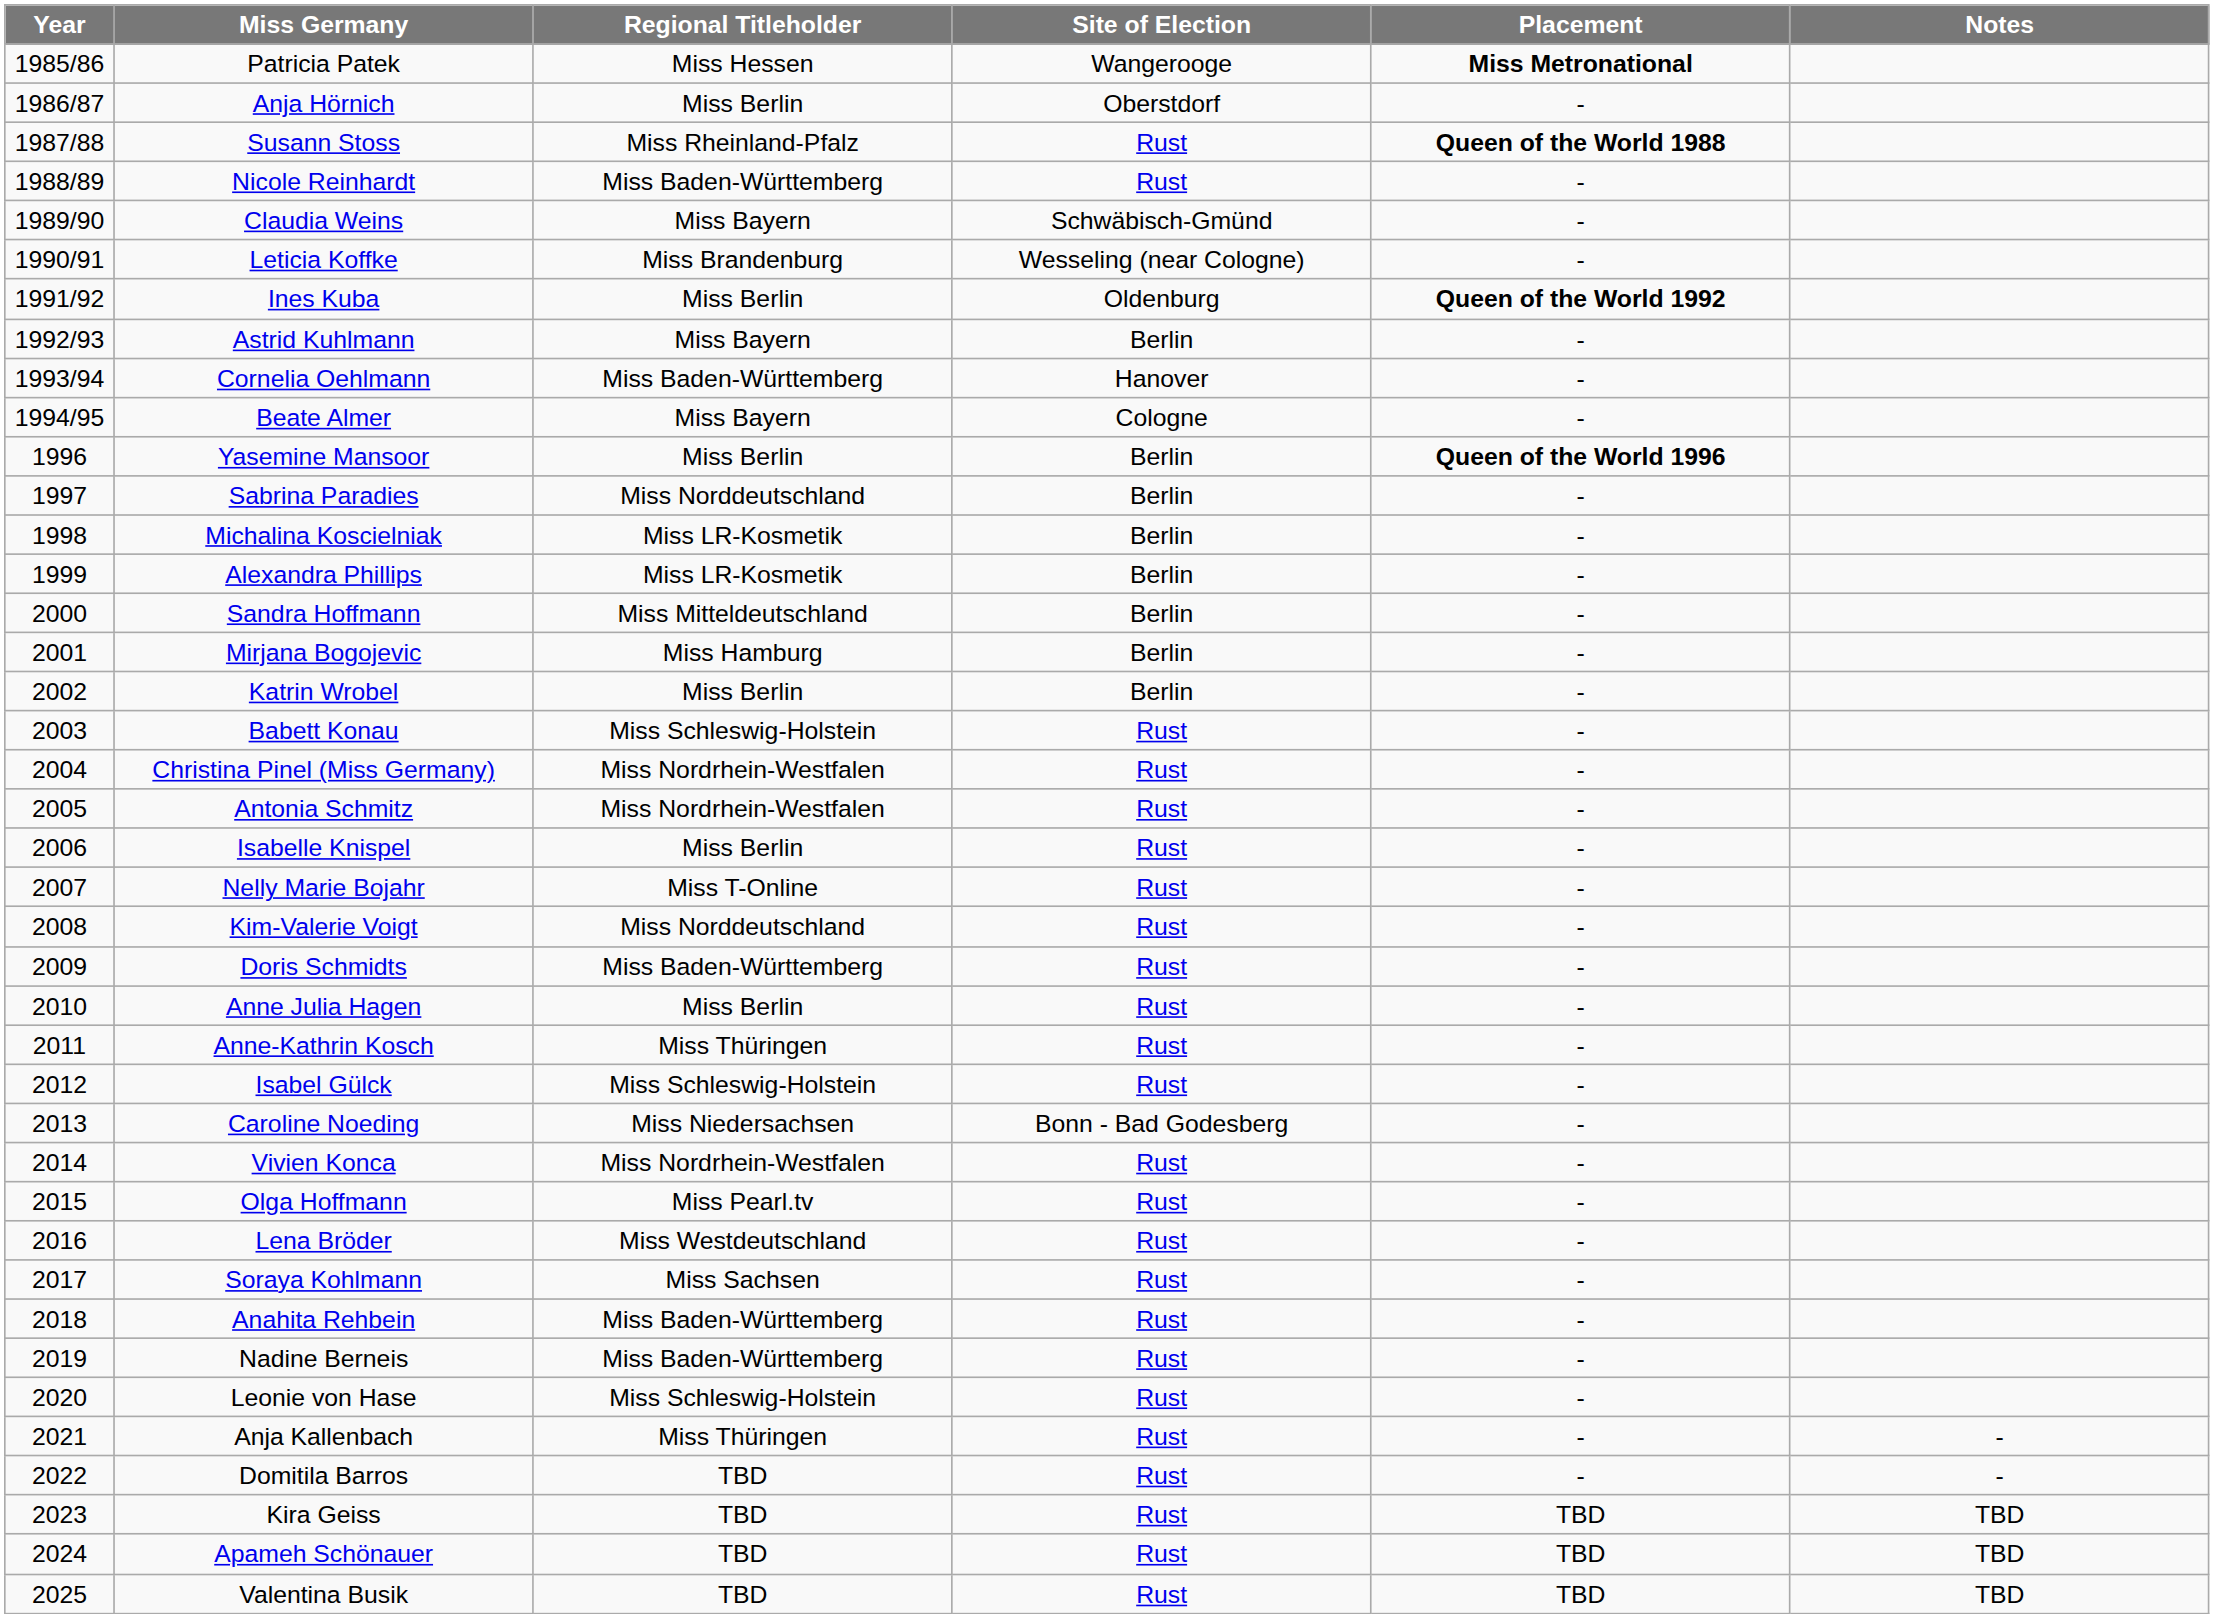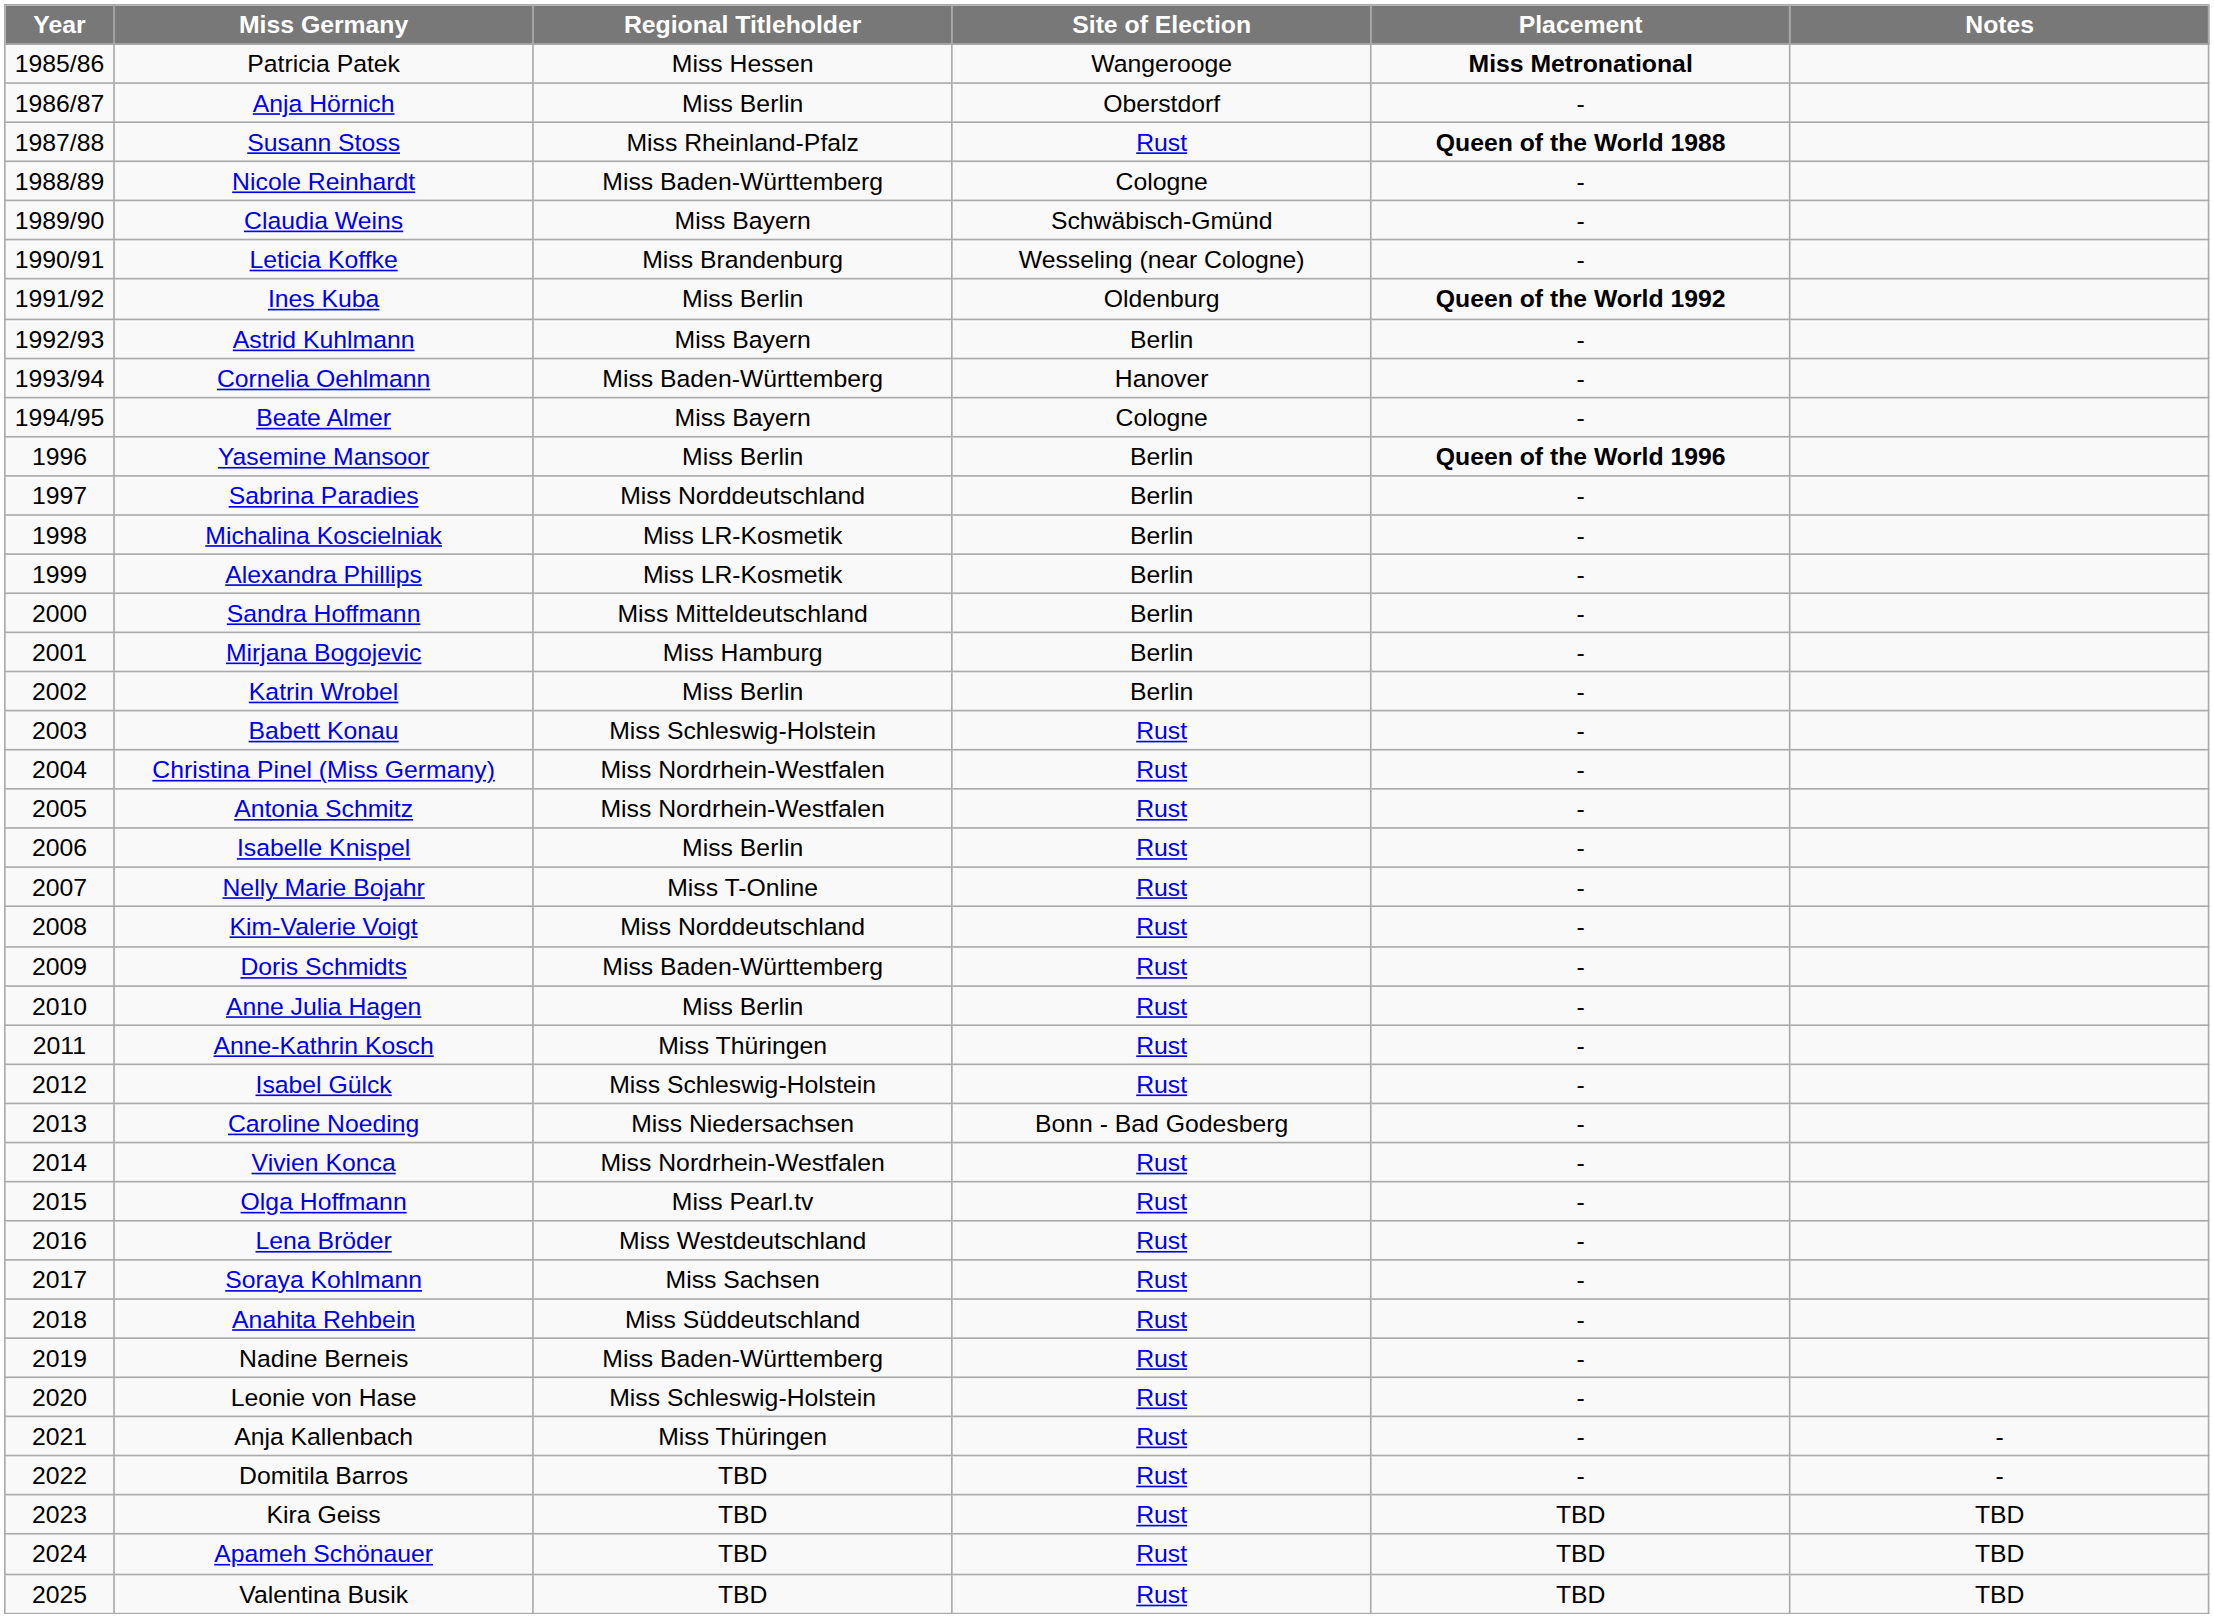(1162, 182) Rust -> (1162, 182) Cologne
(743, 1319) Miss Baden-Württemberg -> (743, 1319) Miss Süddeutschland
